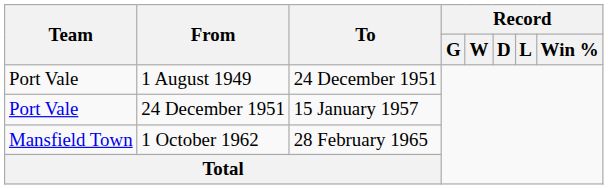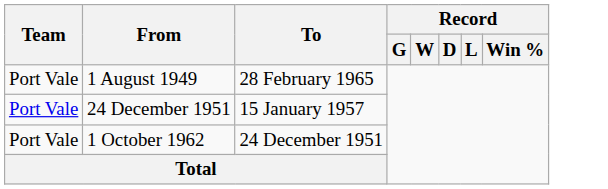(365, 79) 24 December 1951 -> (307, 79) 28 February 1965
(71, 139) Mansfield Town -> (44, 139) Port Vale
(361, 139) 28 February 1965 -> (311, 139) 24 December 1951
